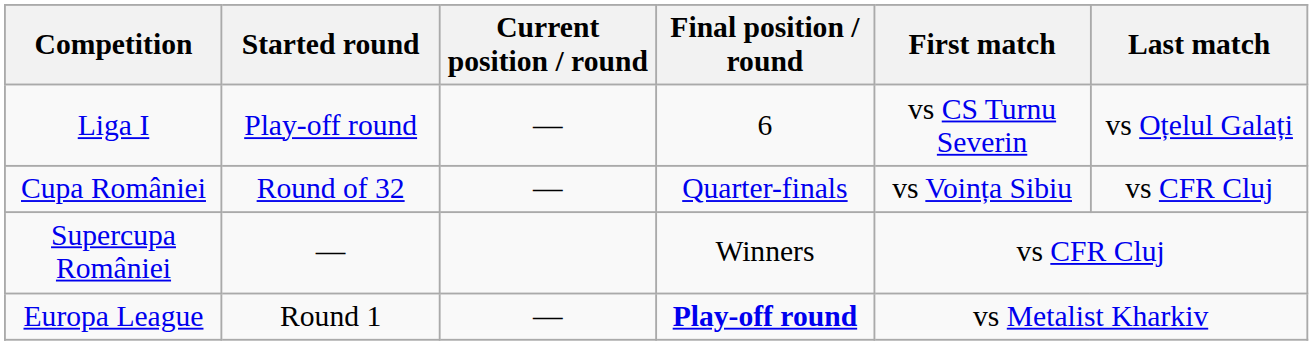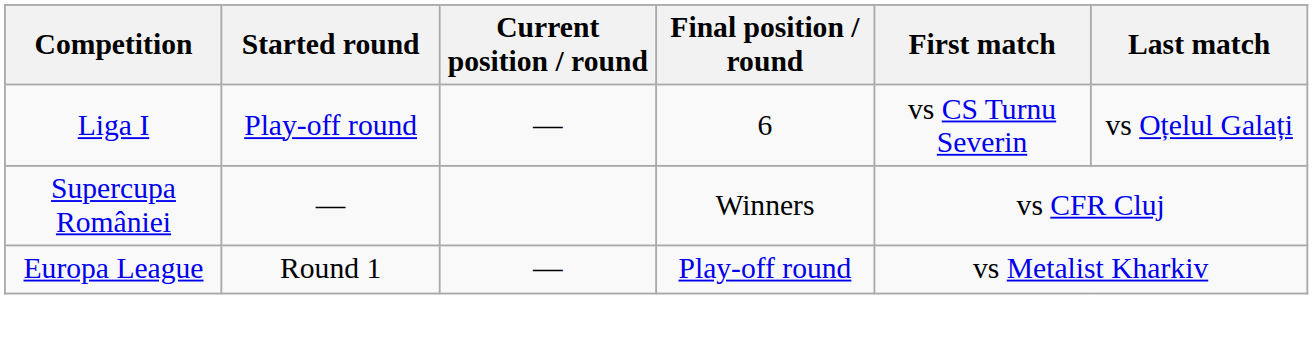- row: (113, 188)
(765, 315) bold -> (765, 268) normal
